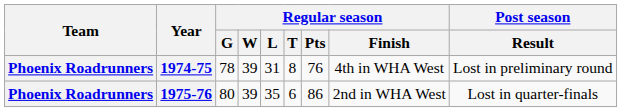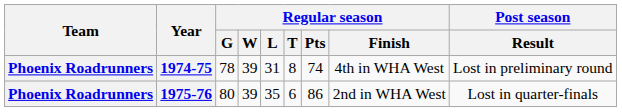(315, 68) 76 -> (315, 68) 74
